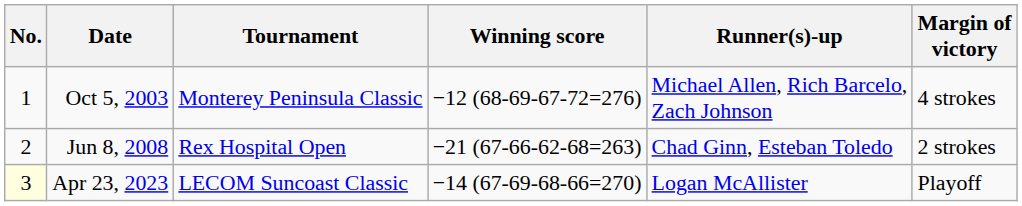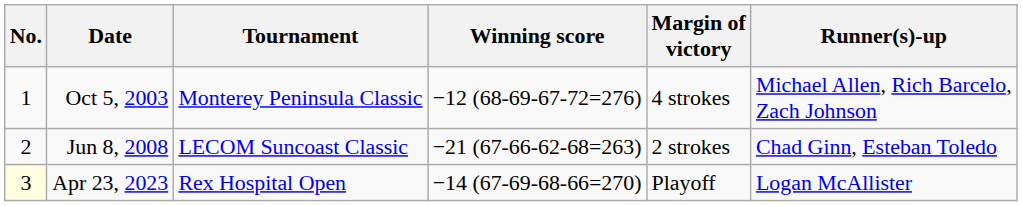columns swapped: (965, 35) <-> (779, 35)
(262, 146) Rex Hospital Open -> (293, 146) LECOM Suncoast Classic
(293, 182) LECOM Suncoast Classic -> (262, 182) Rex Hospital Open
